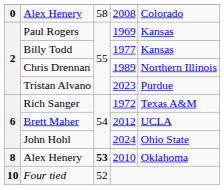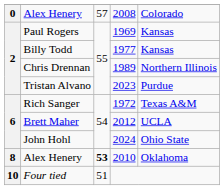(102, 13) 58 -> (102, 13) 57
(102, 175) 52 -> (102, 175) 51
